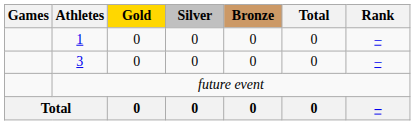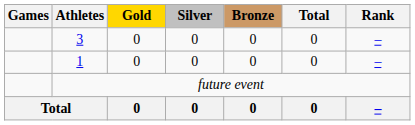rows swapped: (80, 62) <-> (80, 39)
